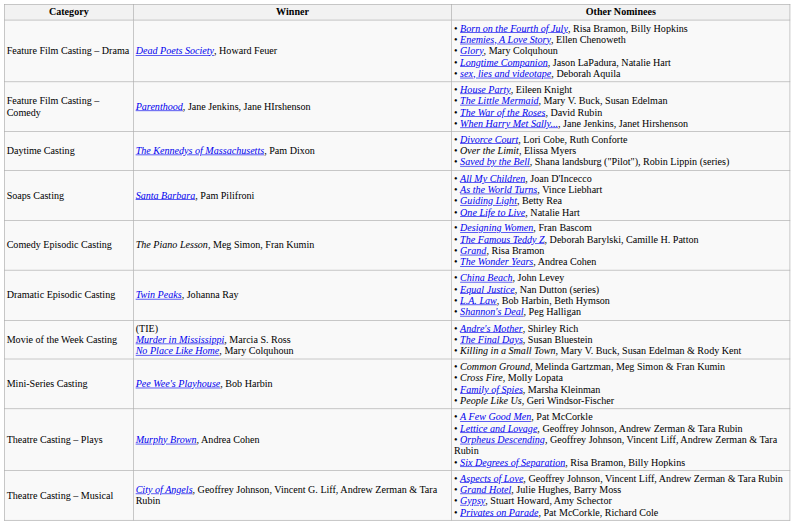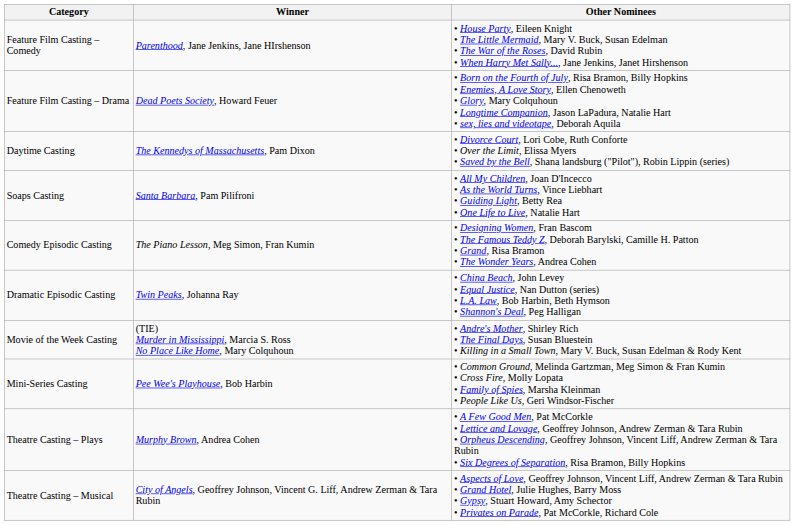rows swapped: (53, 106) <-> (68, 51)
